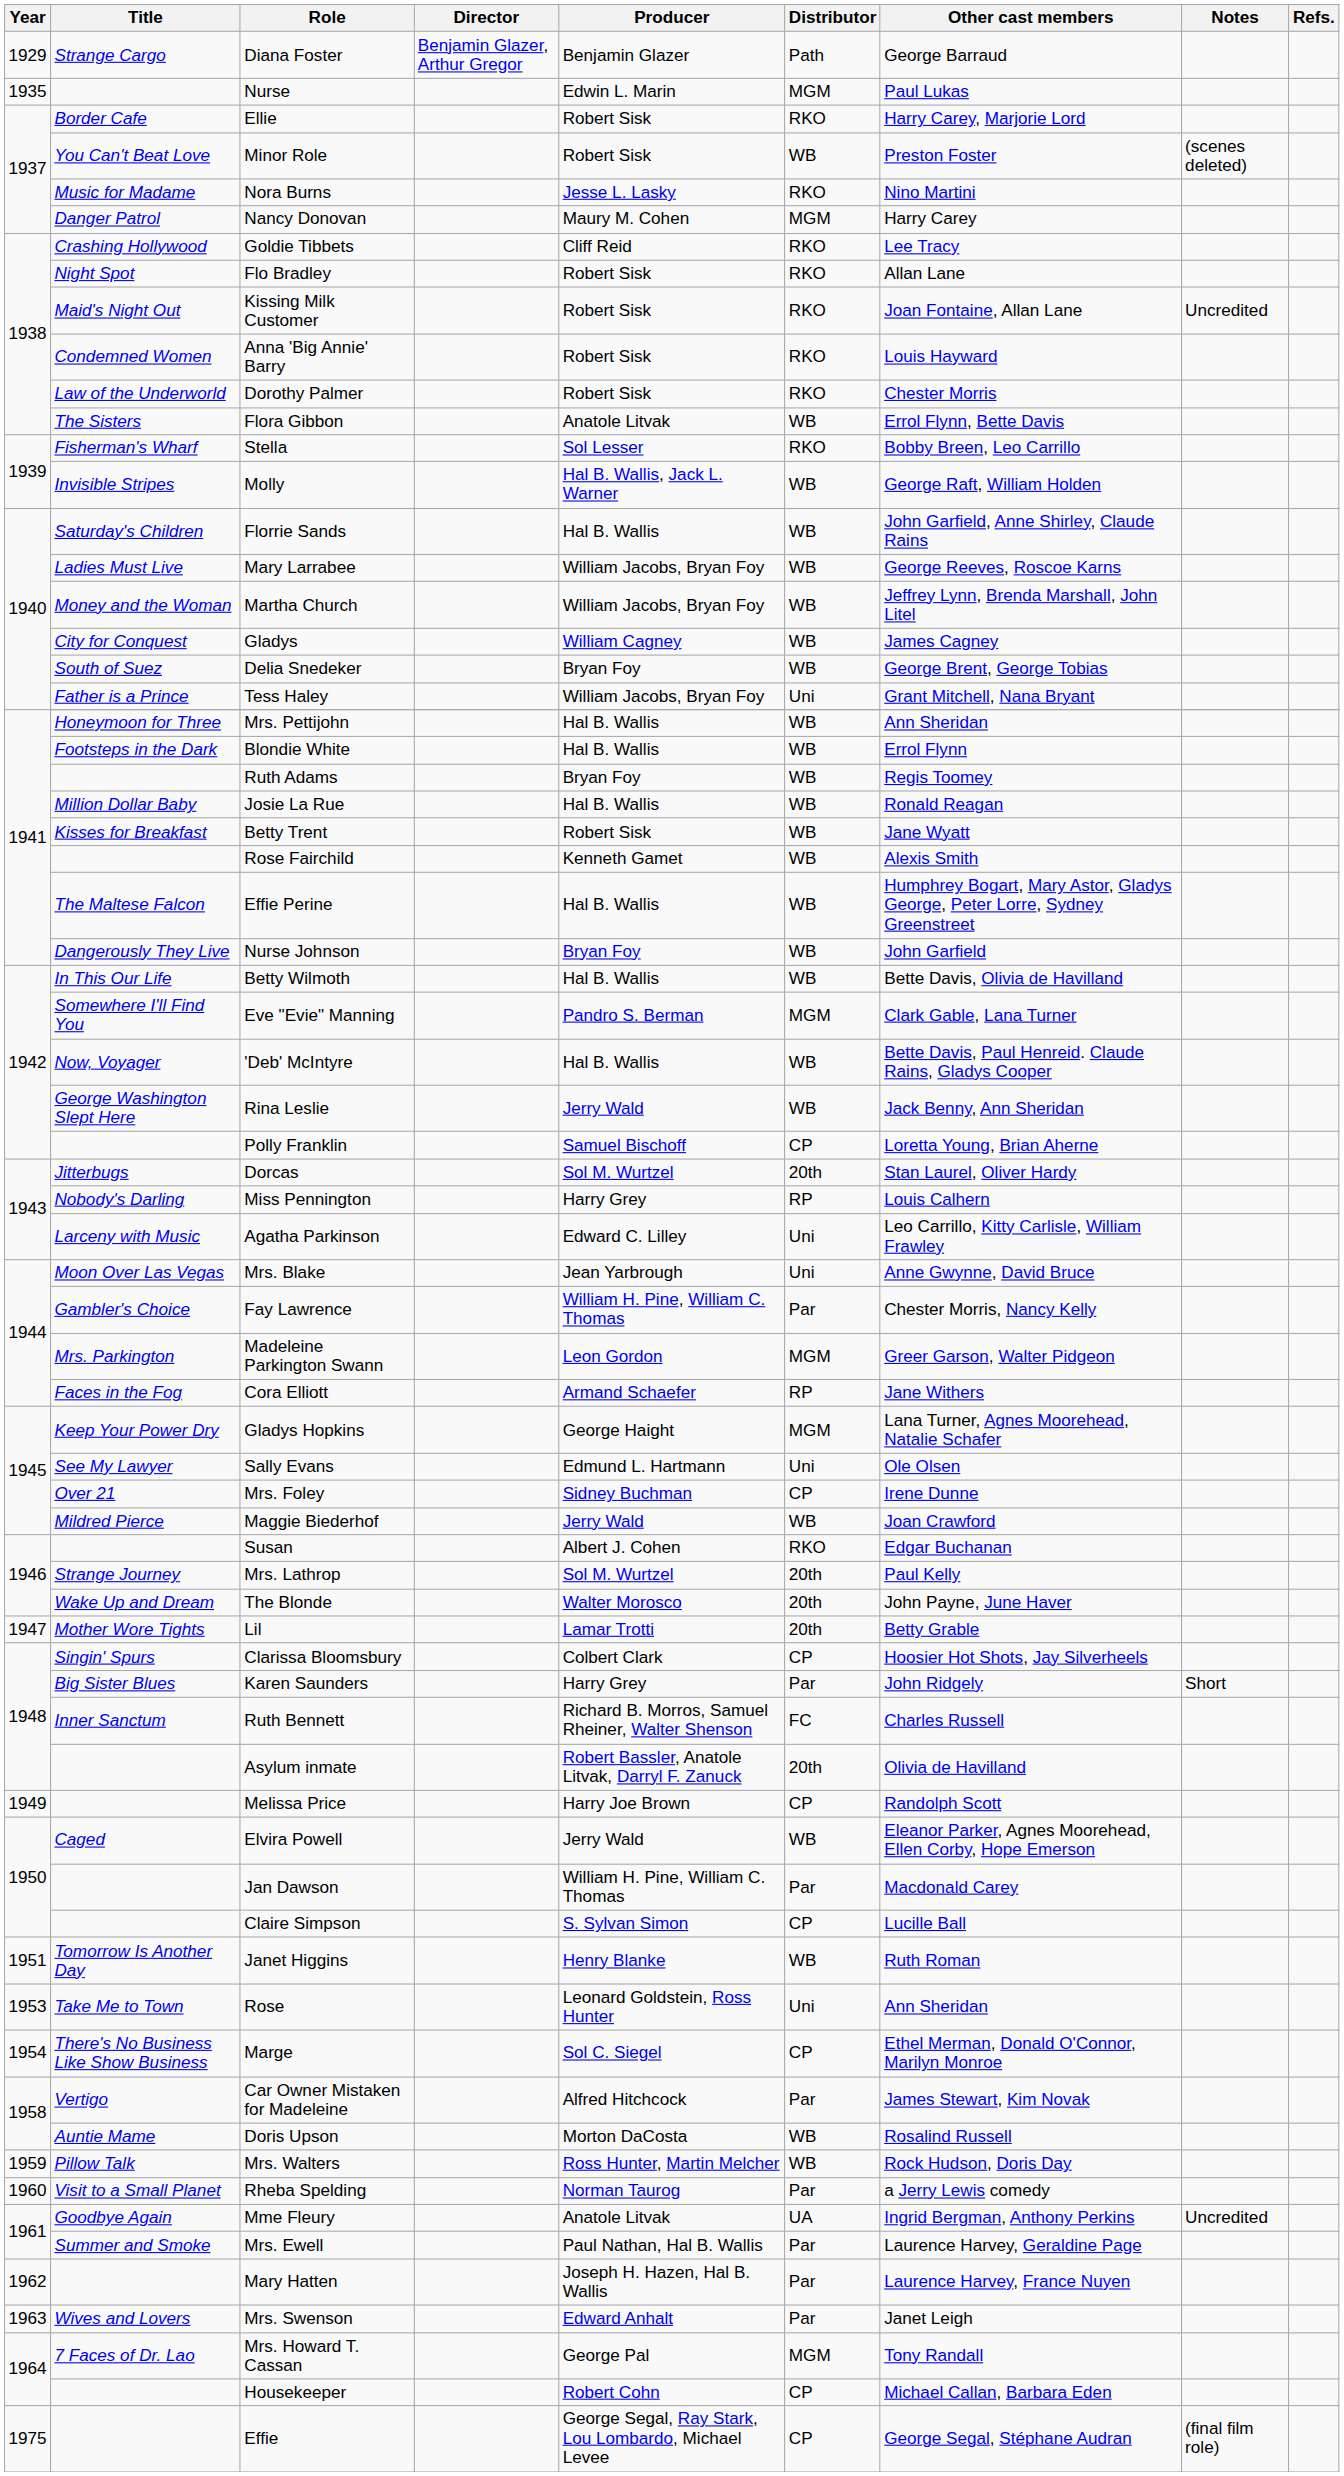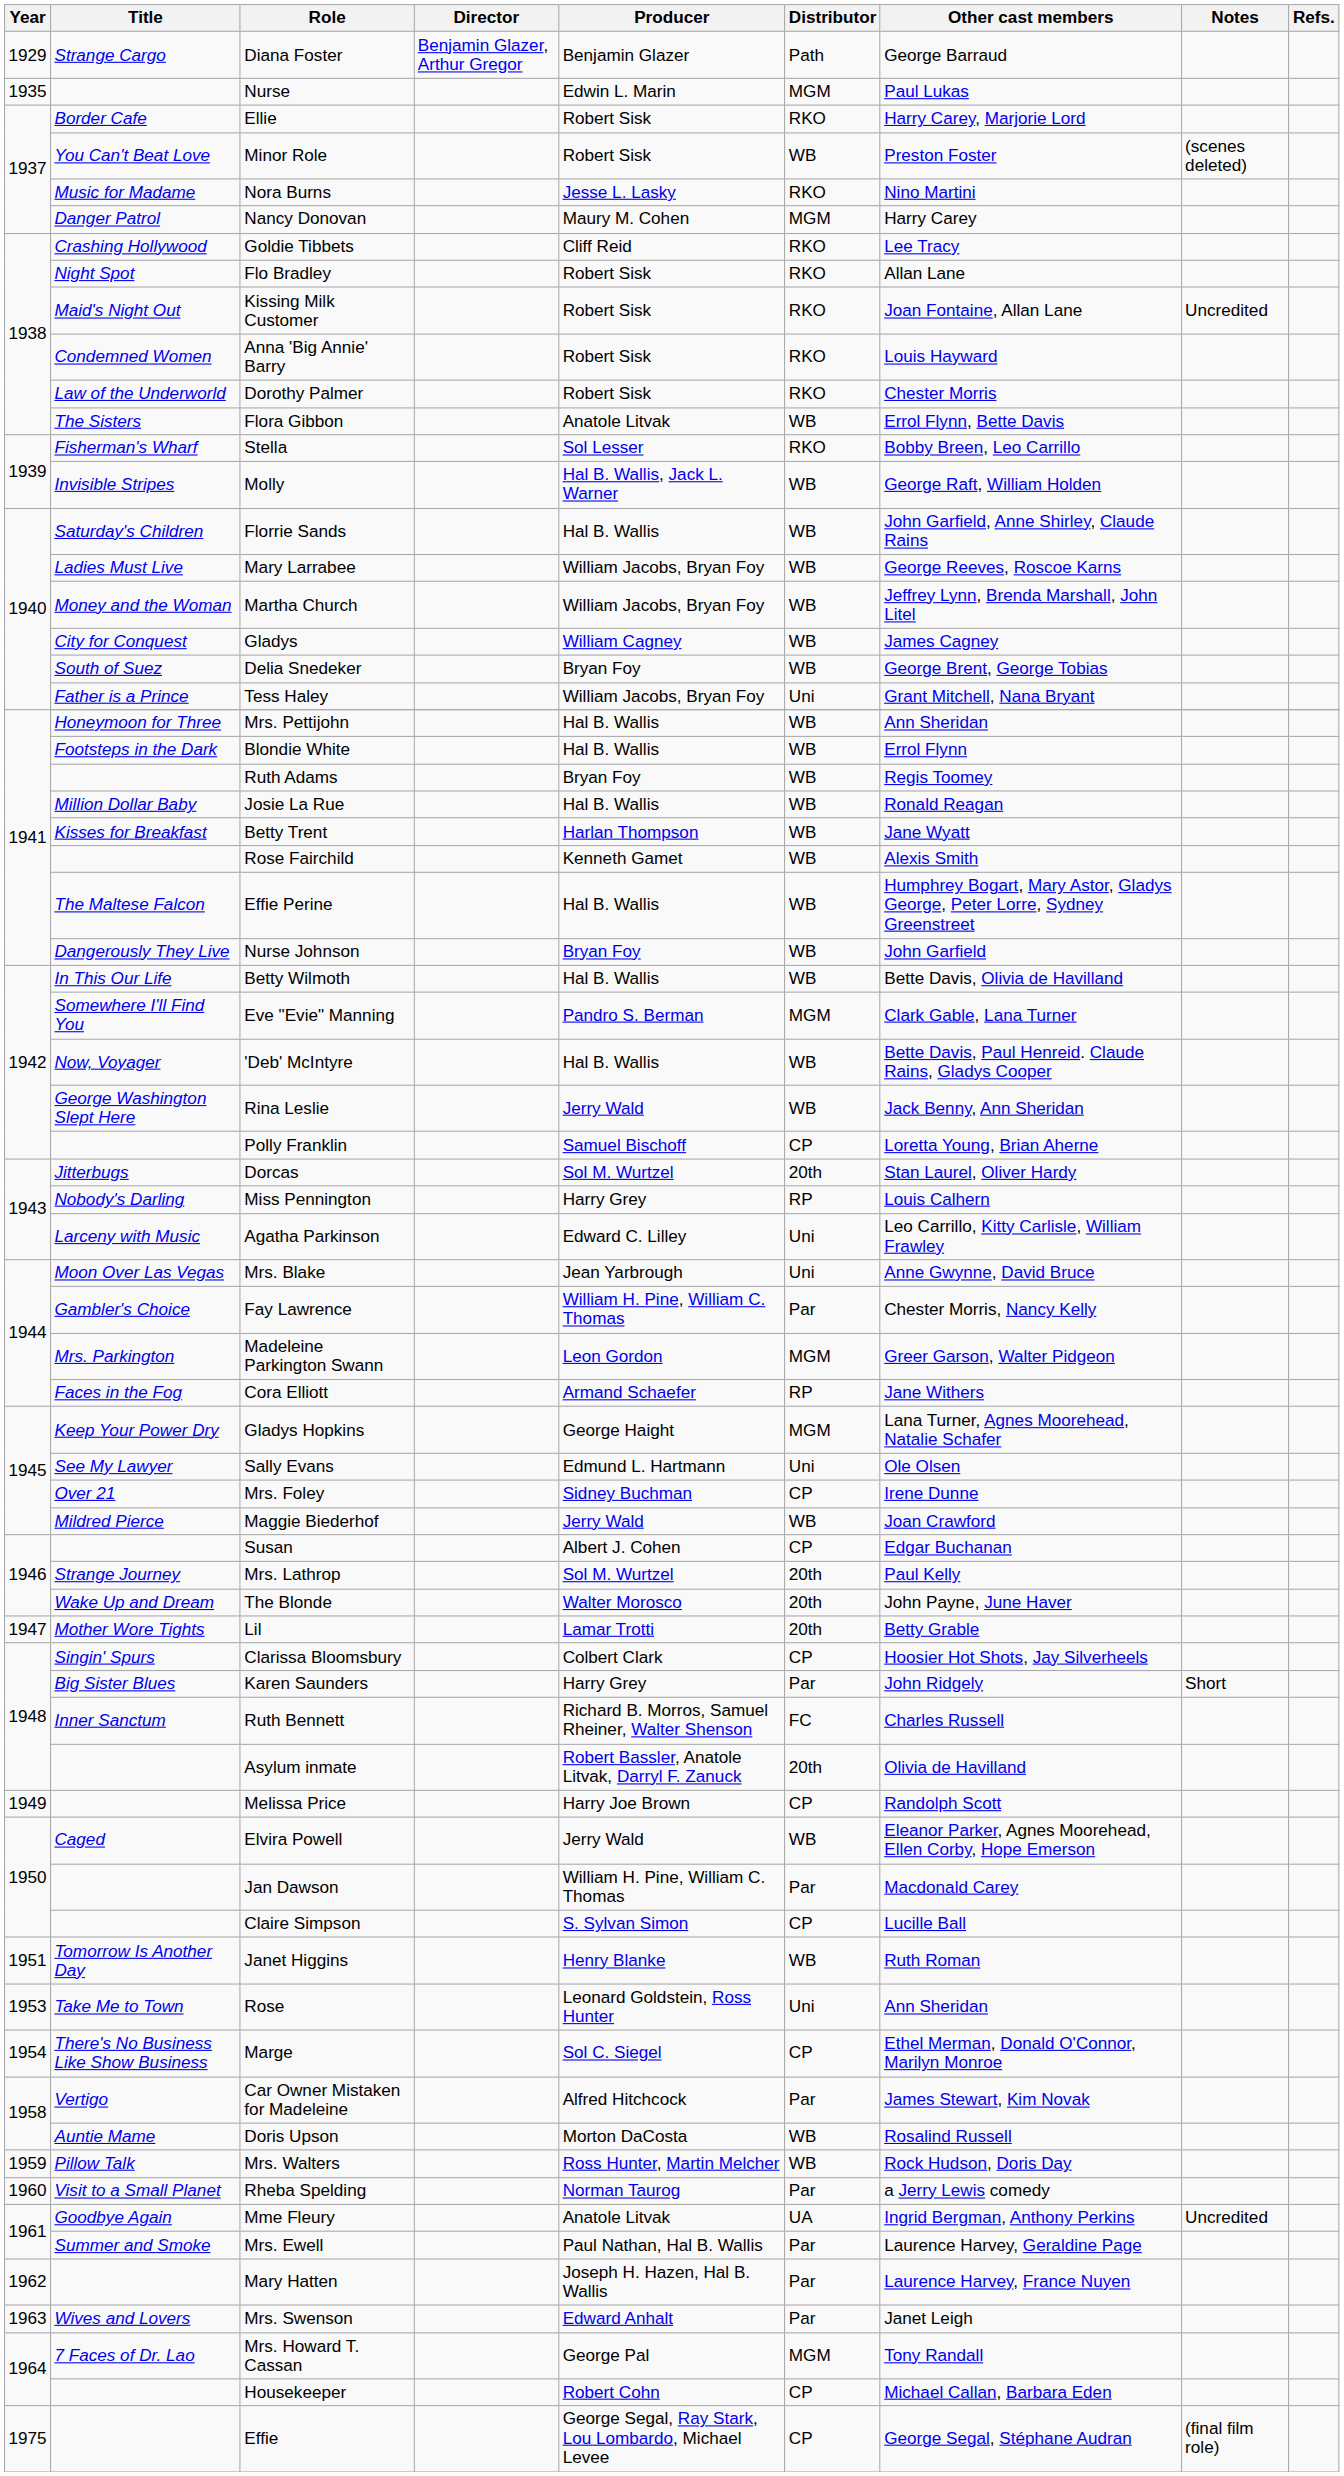(607, 831) Robert Sisk -> (631, 831) Harlan Thompson
(807, 1548) RKO -> (801, 1548) CP
